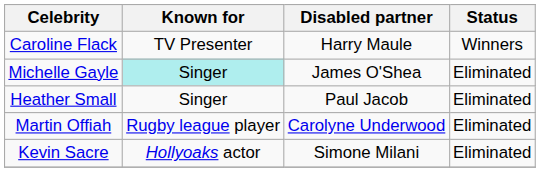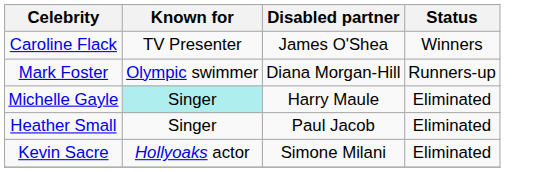(367, 44) Harry Maule -> (333, 44) James O'Shea
+ row: (63, 71)
(367, 71) James O'Shea -> (333, 98) Harry Maule
- row: (63, 125)
